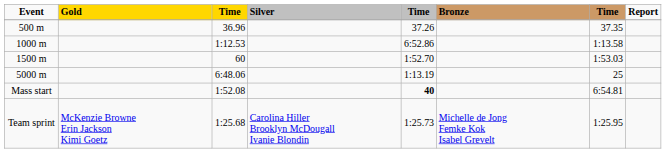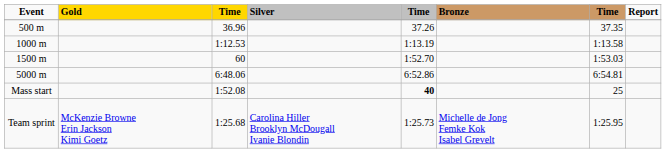(419, 43) 6:52.86 -> (419, 43) 1:13.19
(419, 75) 1:13.19 -> (419, 75) 6:52.86
(618, 75) 25 -> (608, 75) 6:54.81
(608, 91) 6:54.81 -> (618, 91) 25
